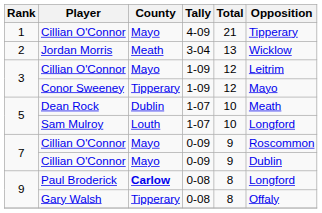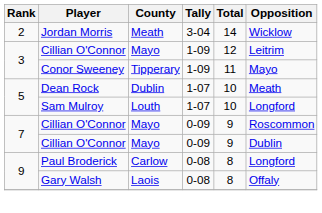- row: (21, 32)
(230, 50) 13 -> (230, 32) 14
(230, 87) 12 -> (230, 69) 11
(151, 180) bold -> (149, 161) normal
(156, 198) Tipperary -> (145, 180) Laois
